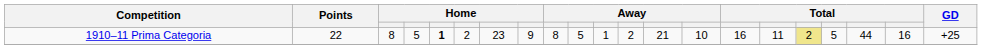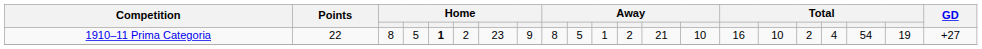(778, 36) 11 -> (777, 36) 10
(809, 36) khaki background -> (809, 36) no background
(834, 36) 5 -> (834, 36) 4
(866, 36) 44 -> (866, 36) 54
(904, 36) 16 -> (905, 36) 19
(950, 36) +25 -> (950, 36) +27
